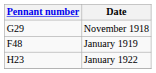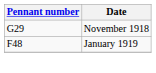- row: (111, 60)
